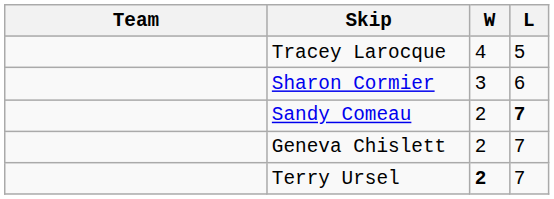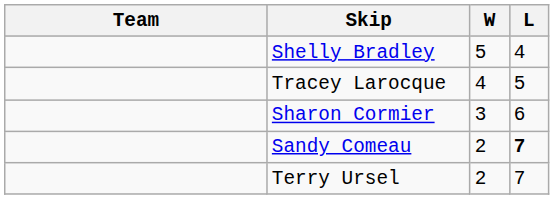+ row: (353, 52)
- row: (359, 147)
(481, 178) bold -> (481, 178) normal
